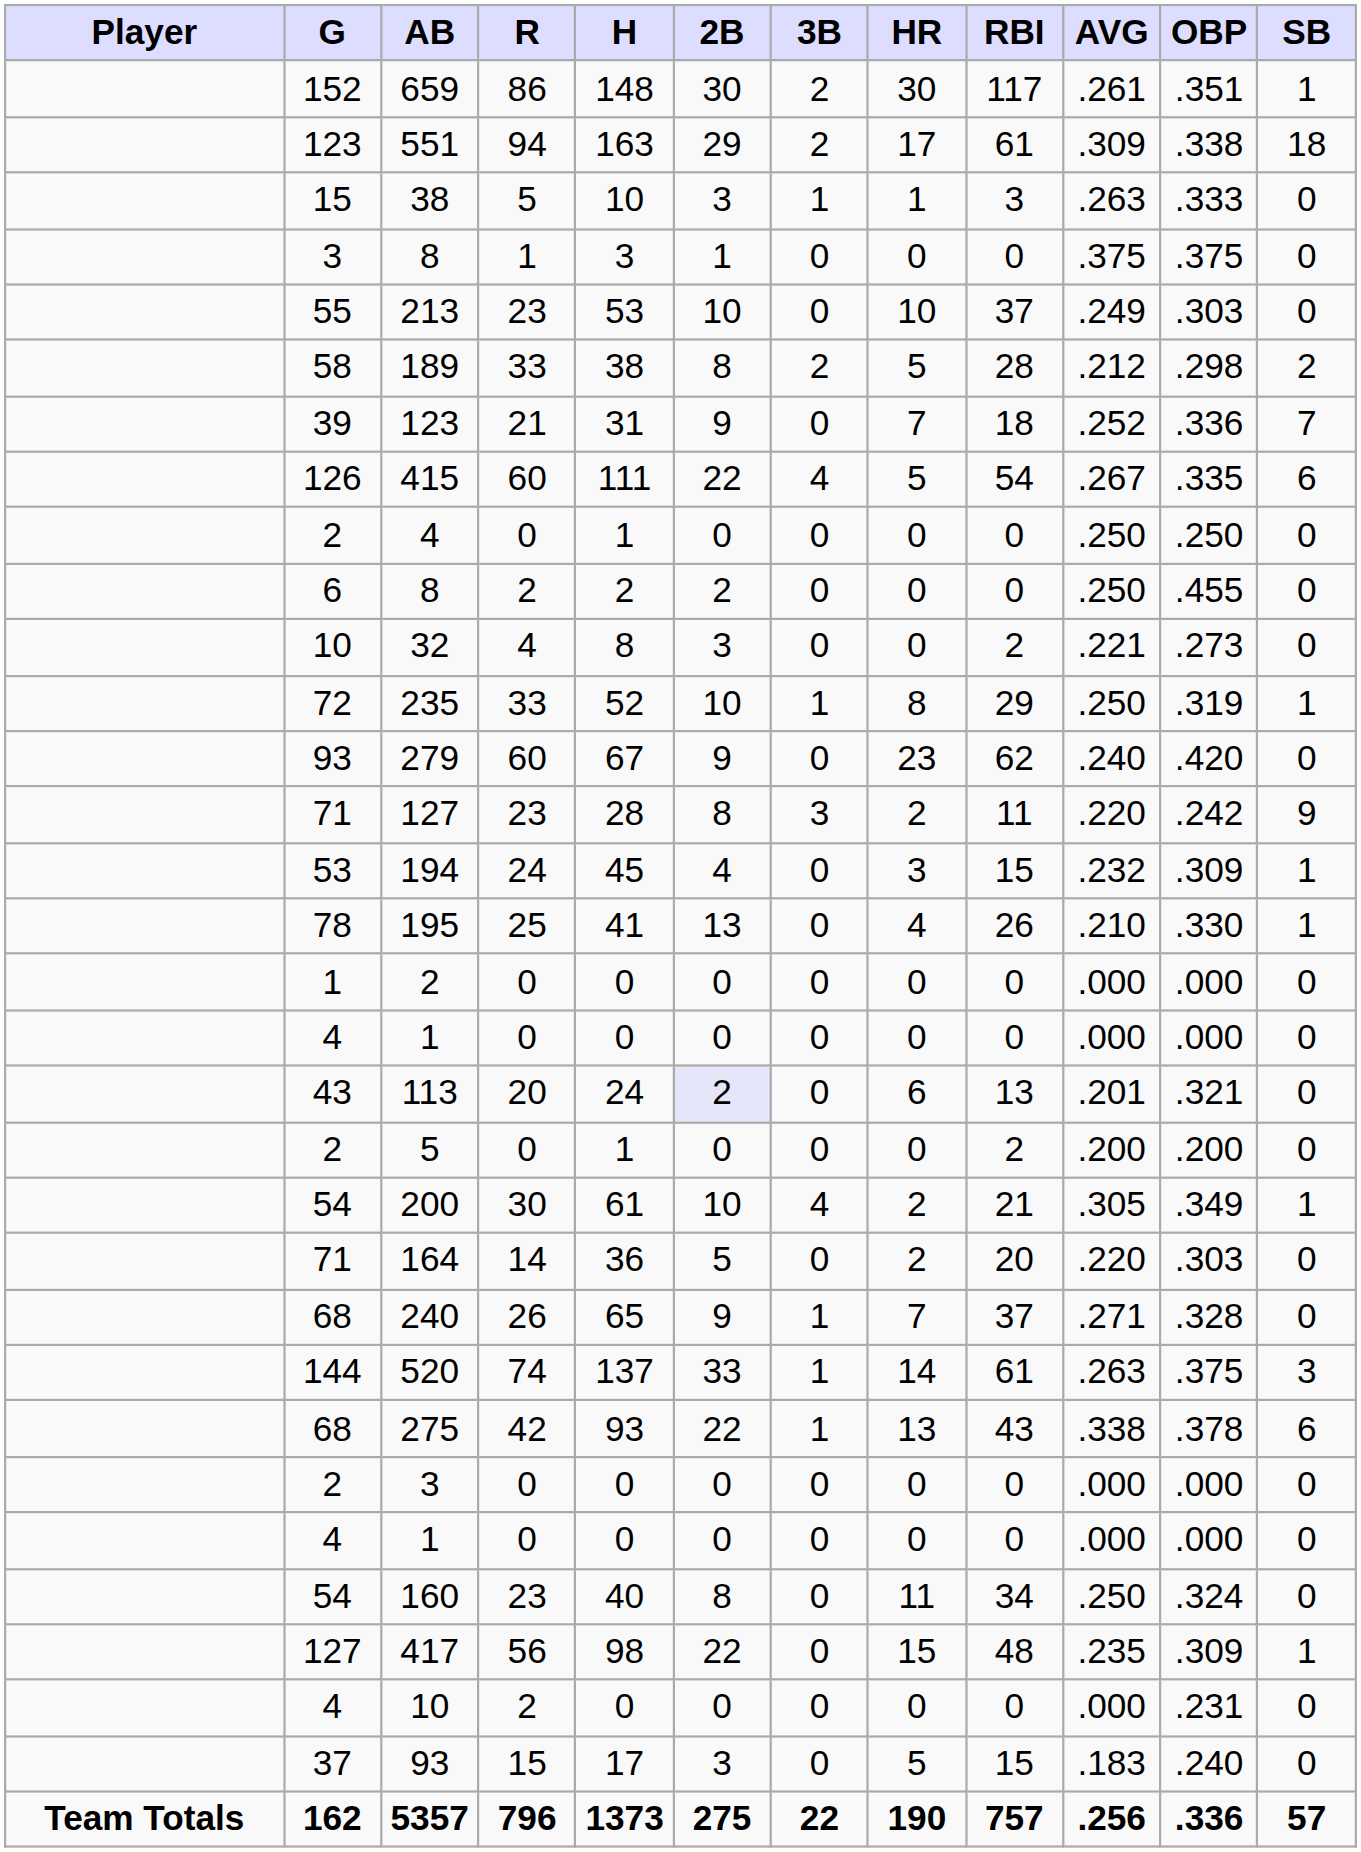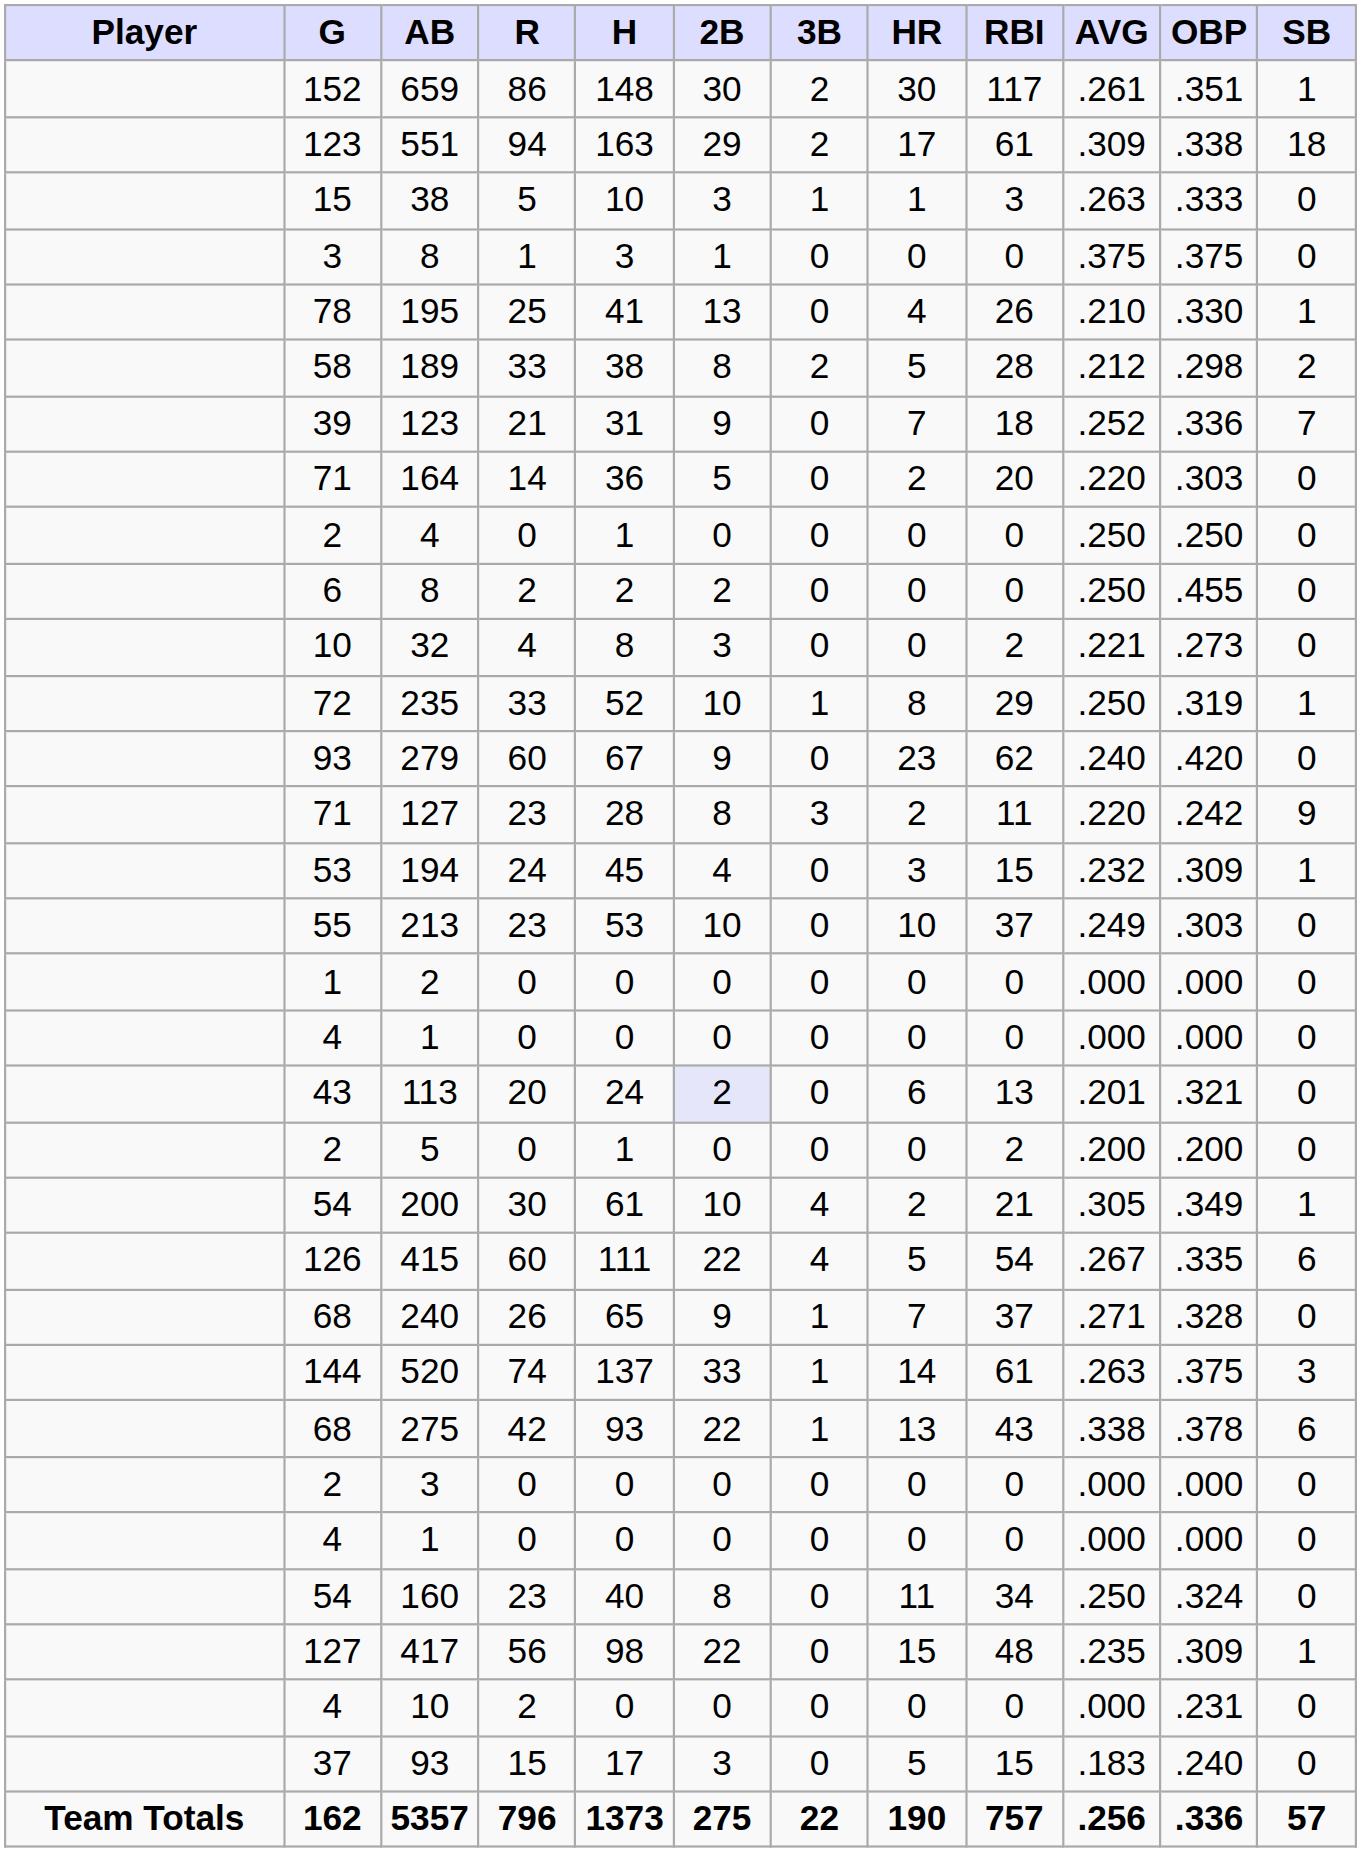rows swapped: (332, 925) <-> (332, 311)
rows swapped: (332, 479) <-> (332, 1260)
